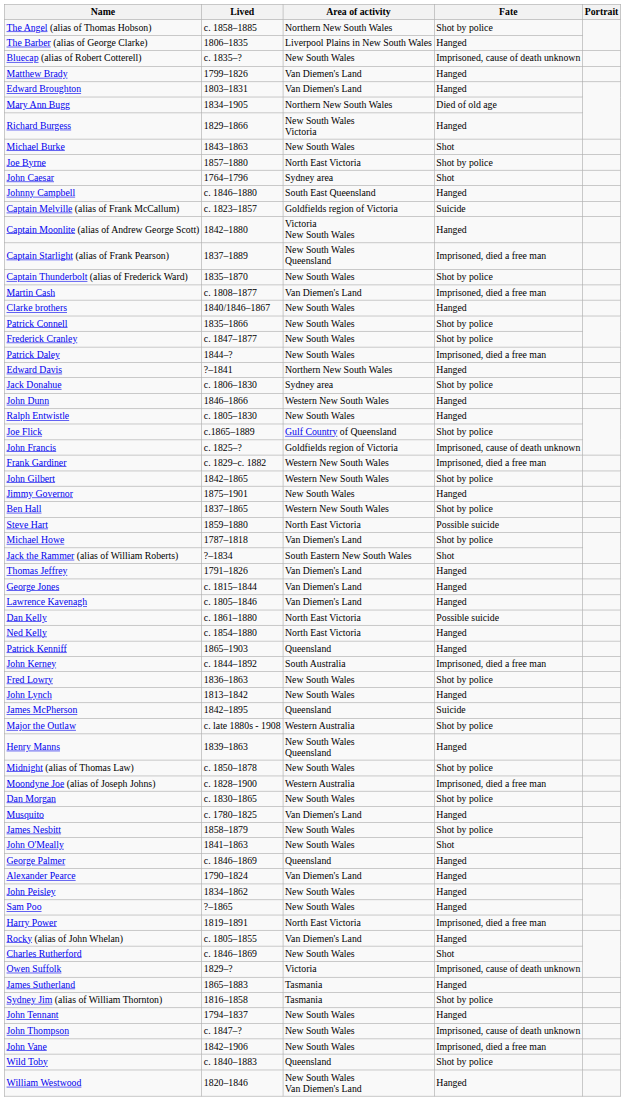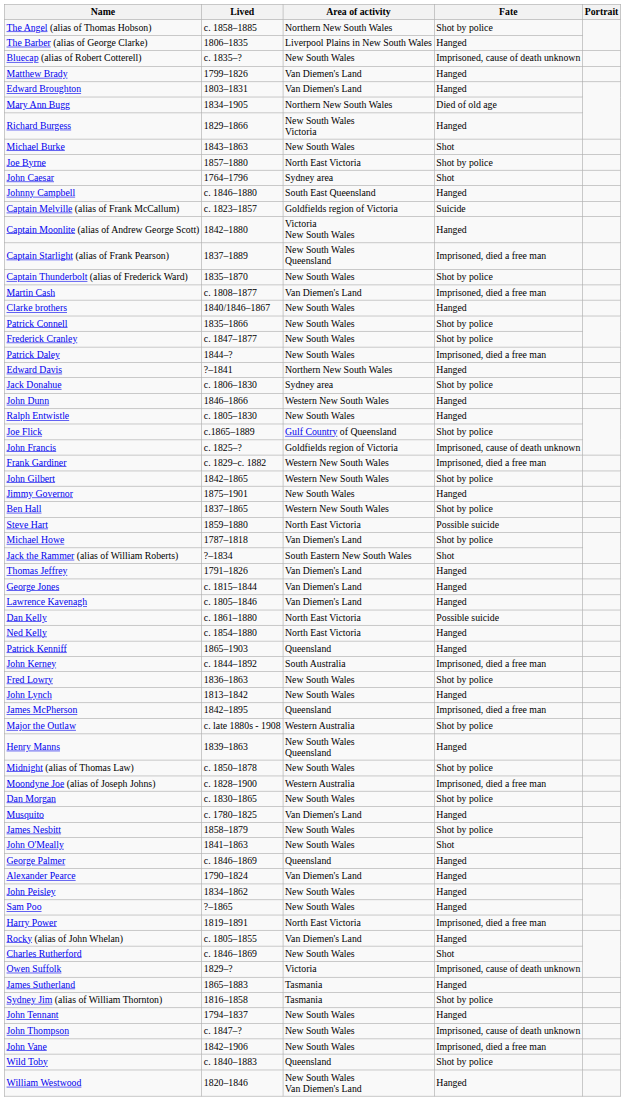(451, 710) Suicide -> (491, 710) Imprisoned, died a free man
